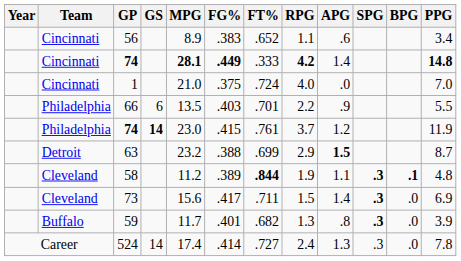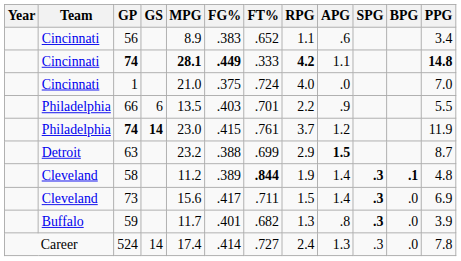(341, 61) 1.4 -> (341, 61) 1.1
(341, 175) 1.1 -> (341, 175) 1.4
